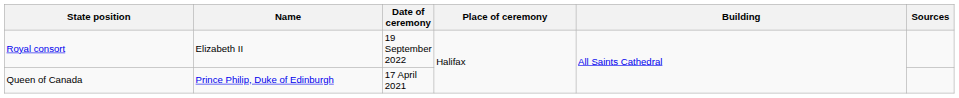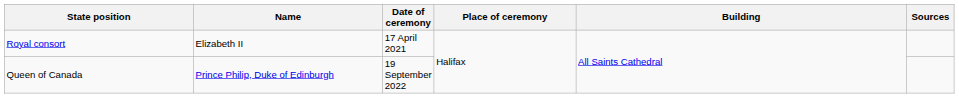(408, 48) 19 September 2022 -> (401, 43) 17 April 2021
(401, 80) 17 April 2021 -> (408, 74) 19 September 2022
